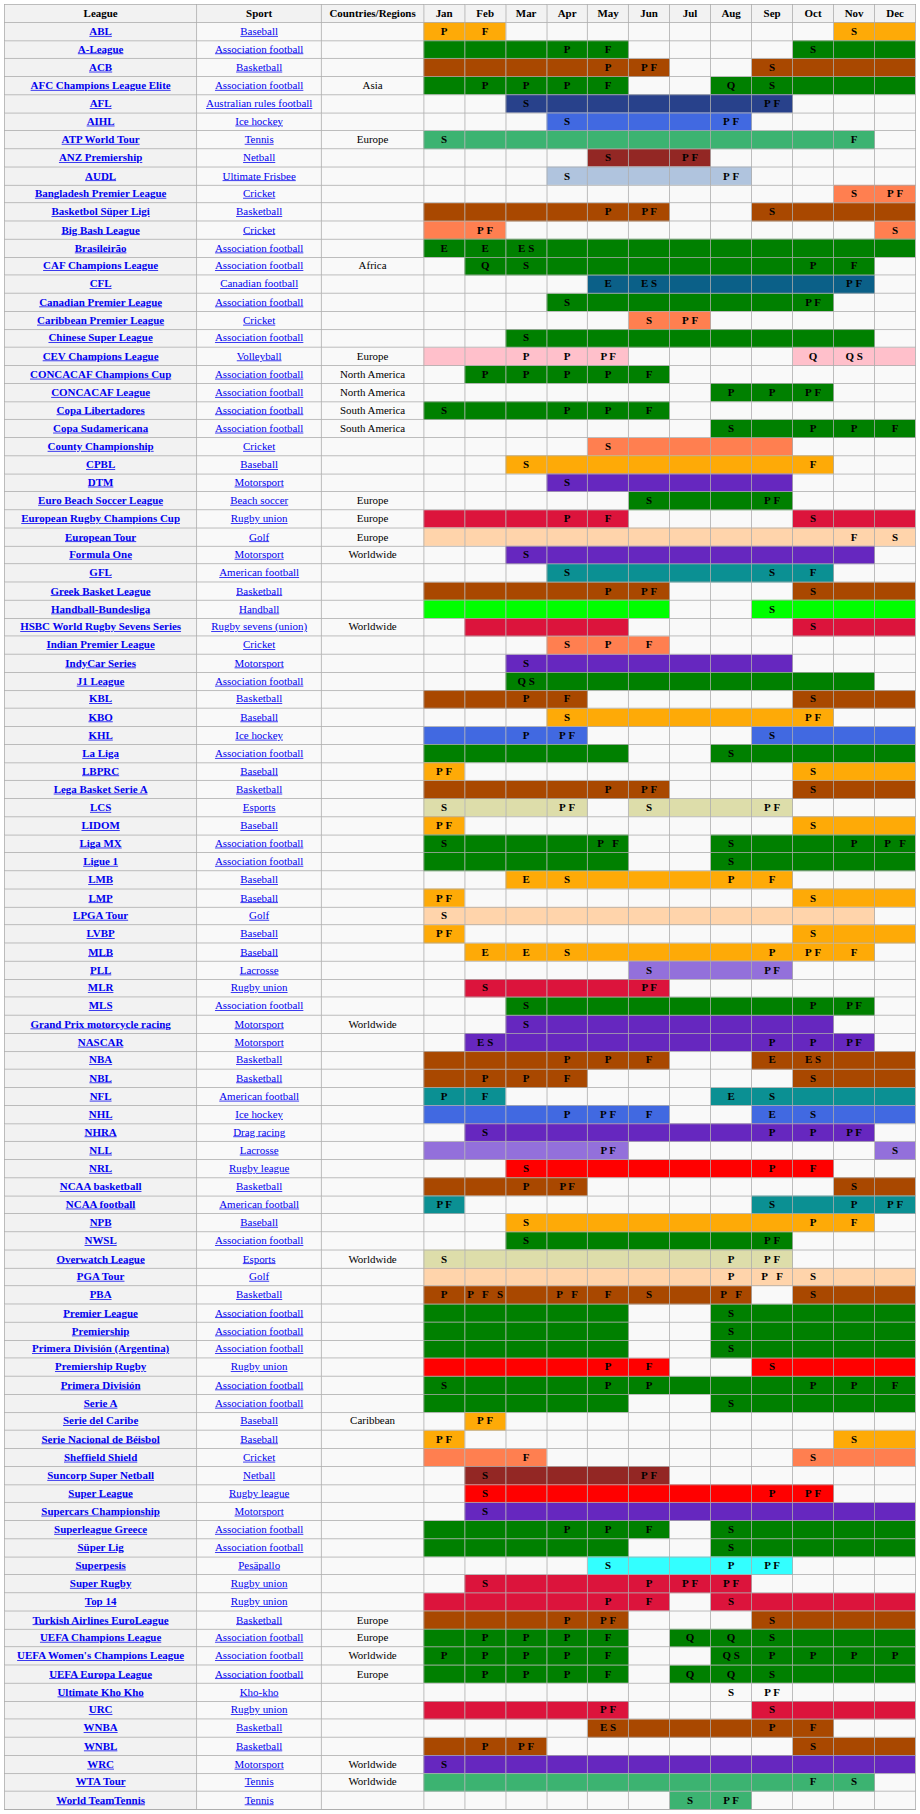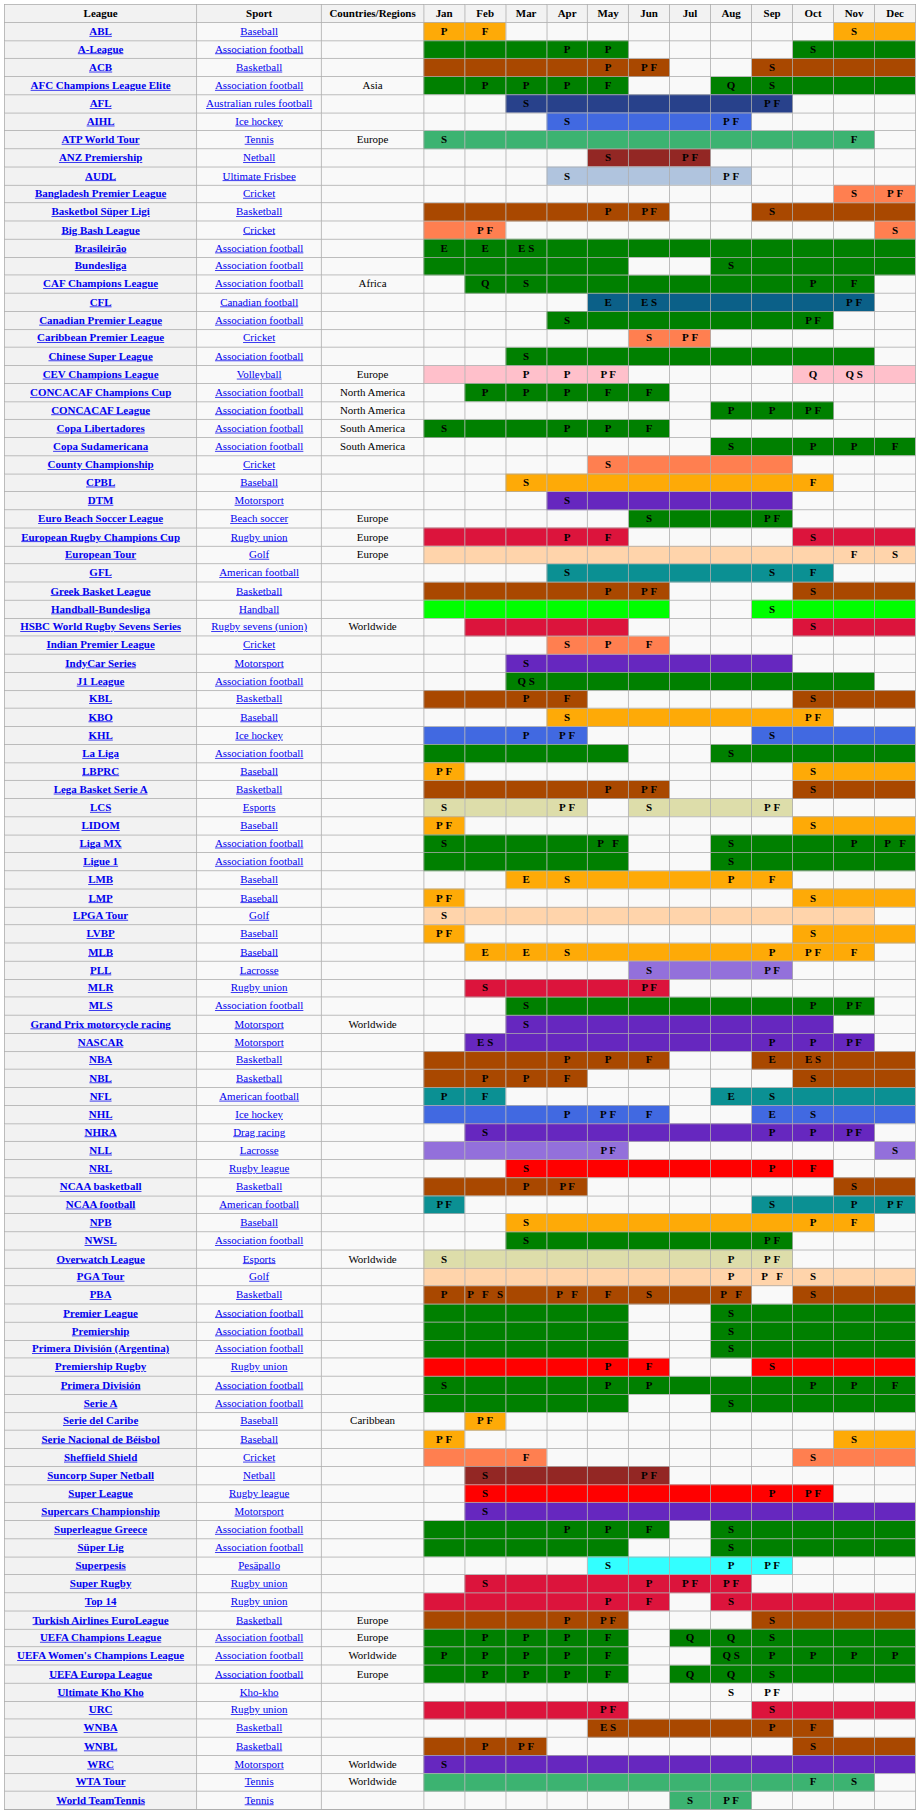(608, 50) F -> (608, 50) P
+ row: (101, 266)
(608, 374) P -> (608, 392) F
- row: (101, 555)
